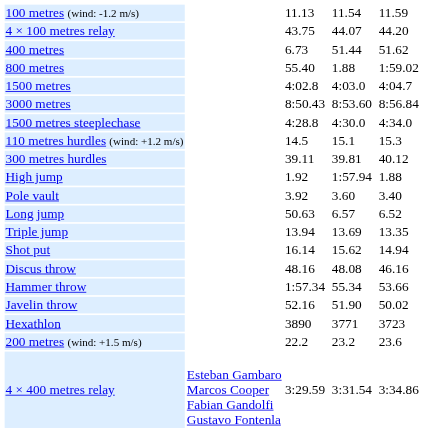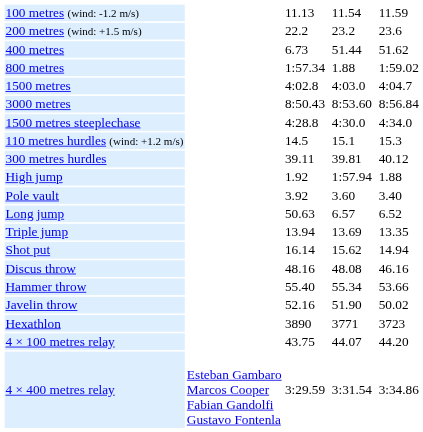rows swapped: (74, 341) <-> (60, 31)
(300, 67) 55.40 -> (305, 67) 1:57.34
(305, 286) 1:57.34 -> (300, 286) 55.40
